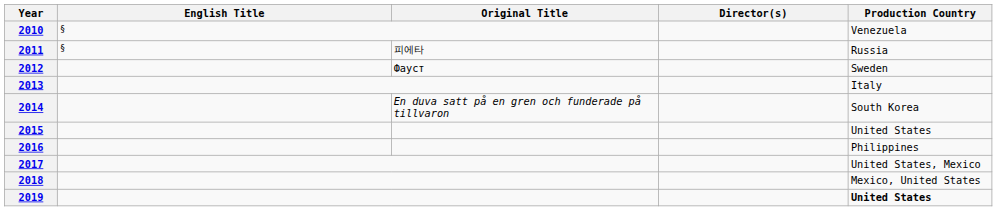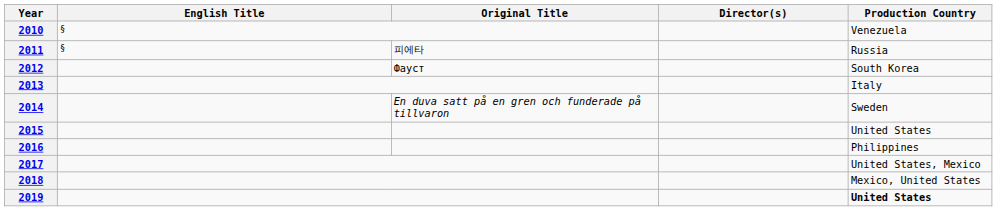(869, 68) Sweden -> (885, 68) South Korea
(885, 108) South Korea -> (869, 108) Sweden
